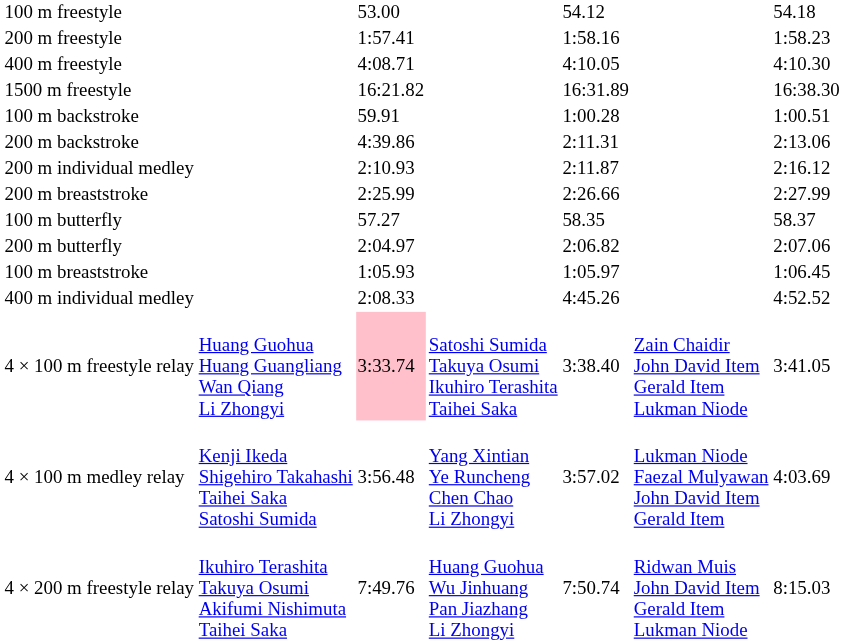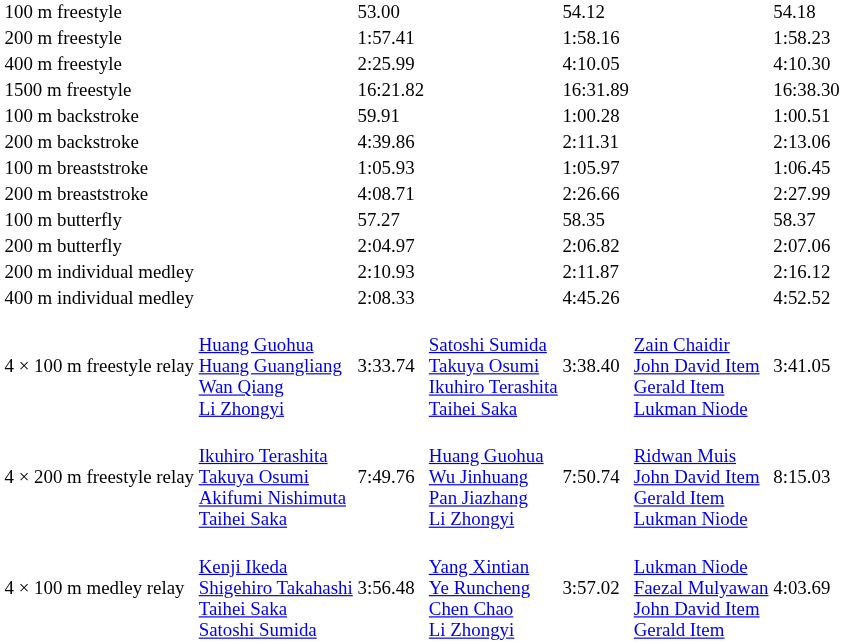(386, 63) 4:08.71 -> (386, 63) 2:25.99
rows swapped: (76, 271) <-> (99, 167)
(386, 193) 2:25.99 -> (386, 193) 4:08.71
(386, 366) pink background -> (386, 366) no background
rows swapped: (99, 587) <-> (95, 476)
